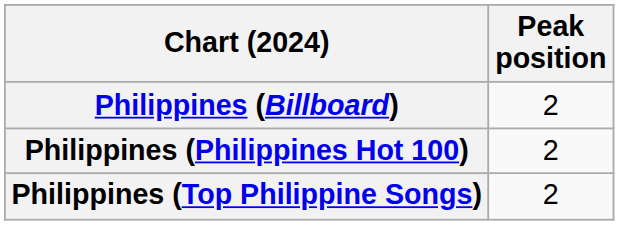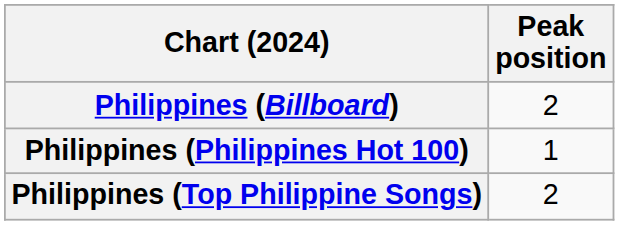(551, 150) 2 -> (551, 150) 1
